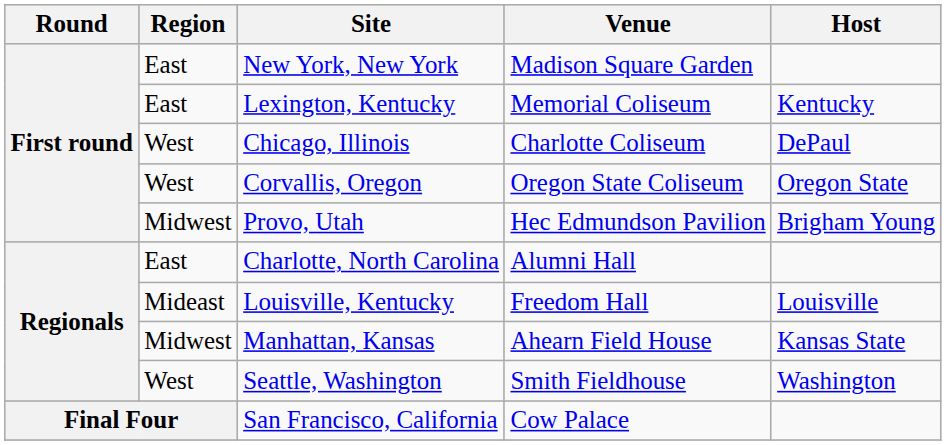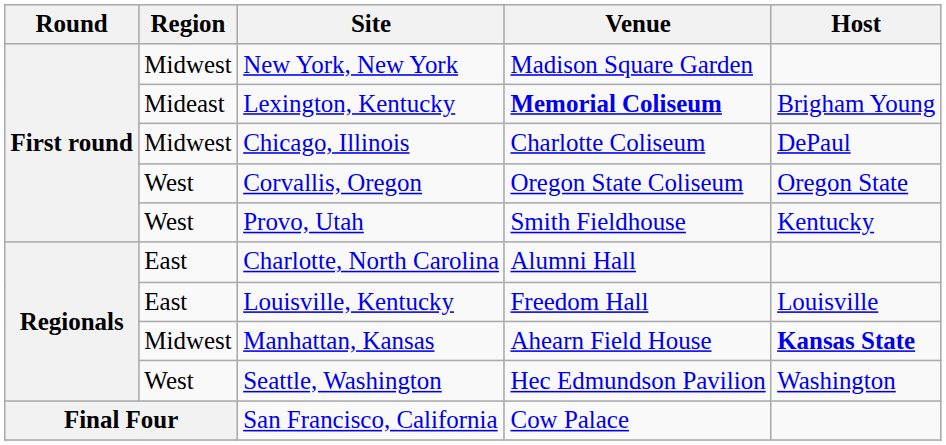(166, 63) East -> (188, 63) Midwest
(166, 103) East -> (185, 103) Mideast
(611, 103) normal -> (616, 103) bold
(826, 103) Kentucky -> (856, 103) Brigham Young
(169, 143) West -> (188, 143) Midwest
(188, 222) Midwest -> (169, 222) West
(638, 222) Hec Edmundson Pavilion -> (598, 222) Smith Fieldhouse
(856, 222) Brigham Young -> (826, 222) Kentucky
(185, 301) Mideast -> (166, 301) East
(841, 340) normal -> (846, 340) bold
(598, 380) Smith Fieldhouse -> (638, 380) Hec Edmundson Pavilion
